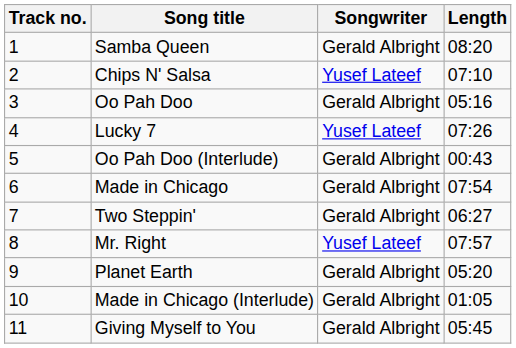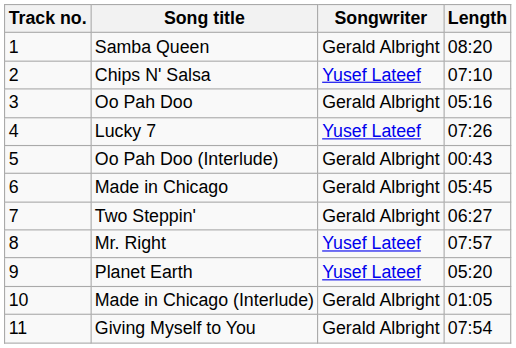(470, 187) 07:54 -> (470, 187) 05:45
(381, 272) Gerald Albright -> (372, 272) Yusef Lateef
(470, 328) 05:45 -> (470, 328) 07:54
